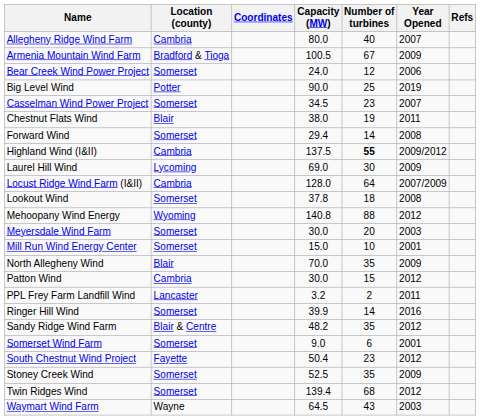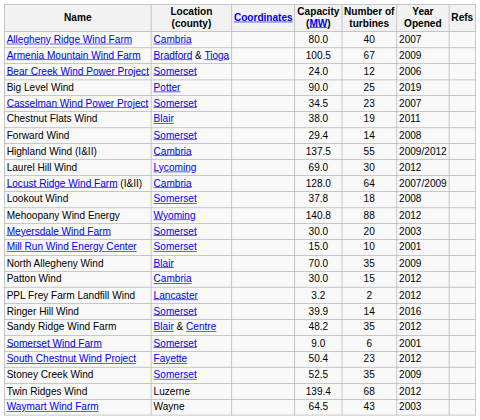(369, 151) bold -> (369, 151) normal
(410, 167) 2009 -> (410, 167) 2012
(410, 295) 2011 -> (410, 295) 2012
(175, 391) Somerset -> (172, 391) Luzerne
